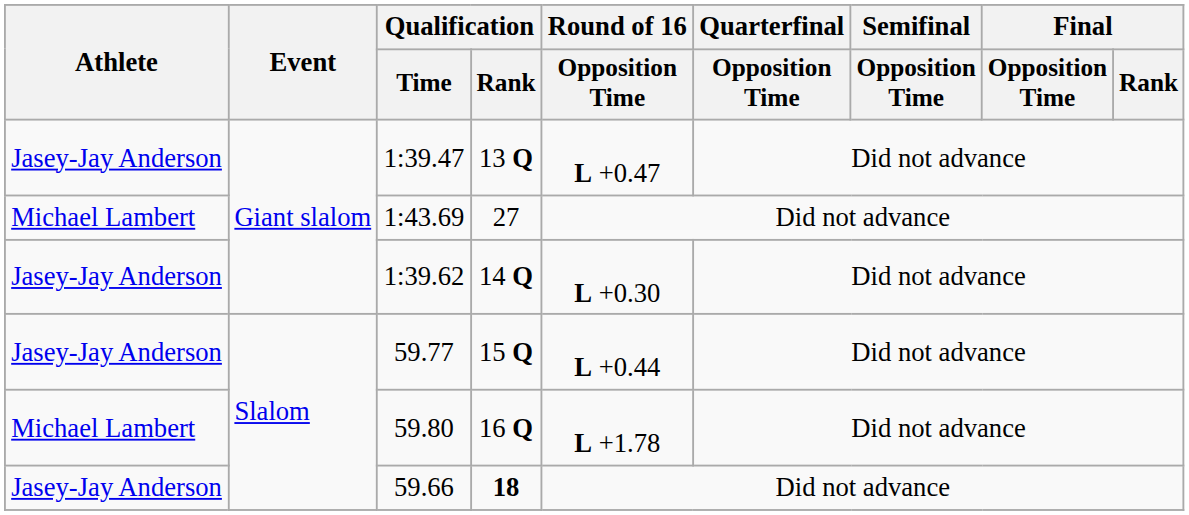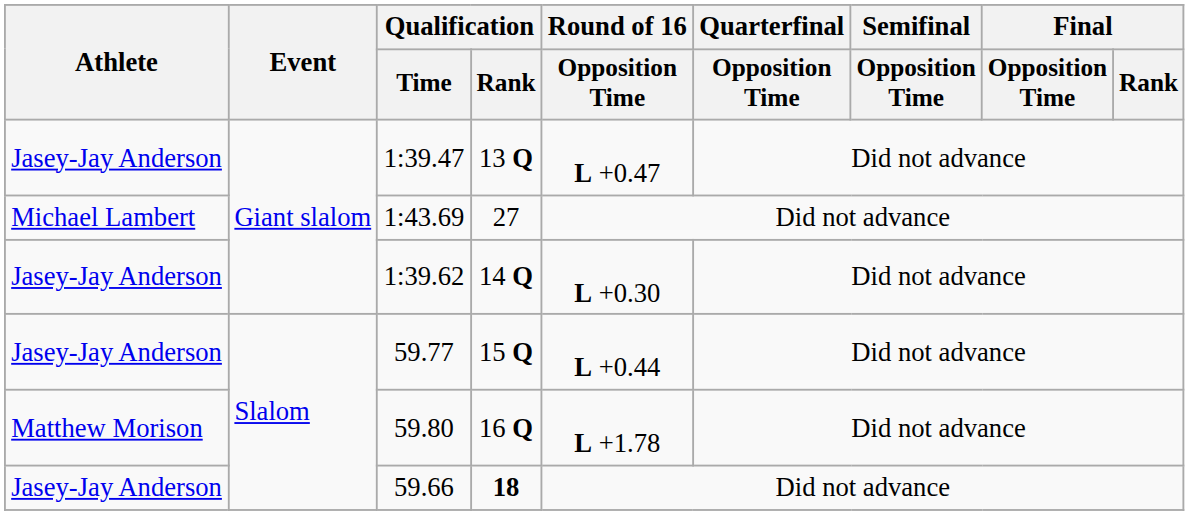(103, 427) Michael Lambert -> (107, 427) Matthew Morison
